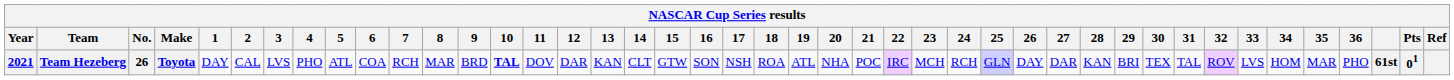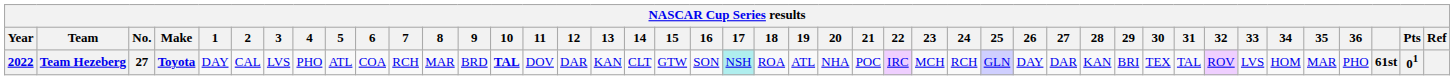(21, 62) 2021 -> (21, 62) 2022
(142, 62) 26 -> (142, 62) 27
(738, 62) no background -> (738, 62) paleturquoise background
